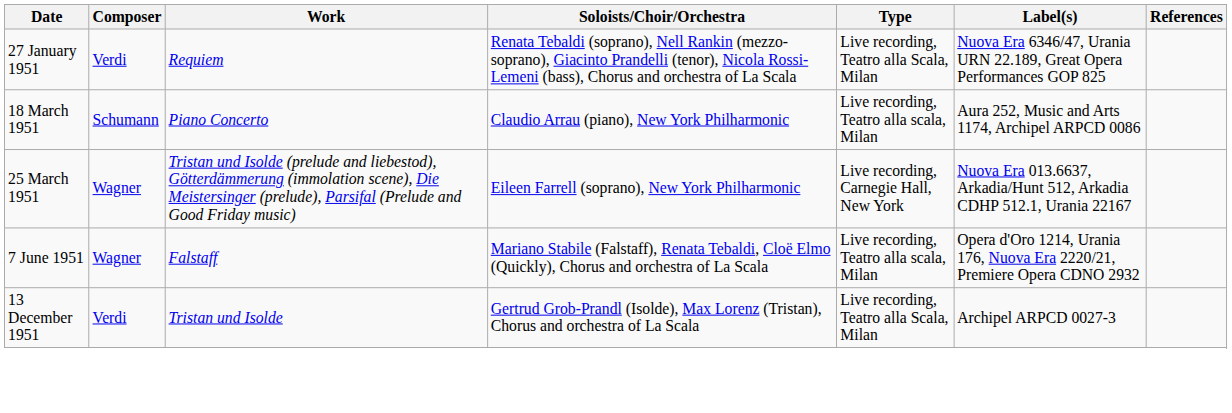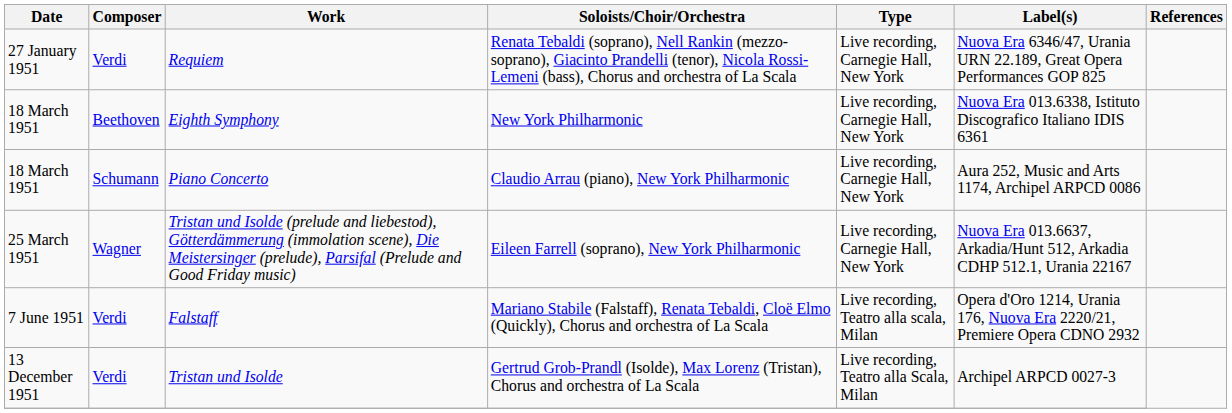(894, 59) Live recording, Teatro alla Scala, Milan -> (889, 59) Live recording, Carnegie Hall, New York
+ row: (224, 119)
(893, 119) Live recording, Teatro alla scala, Milan -> (889, 179) Live recording, Carnegie Hall, New York
(117, 257) Wagner -> (110, 317) Verdi
